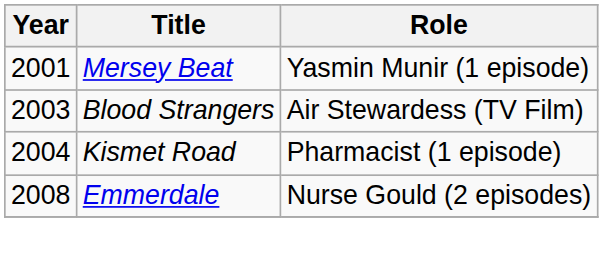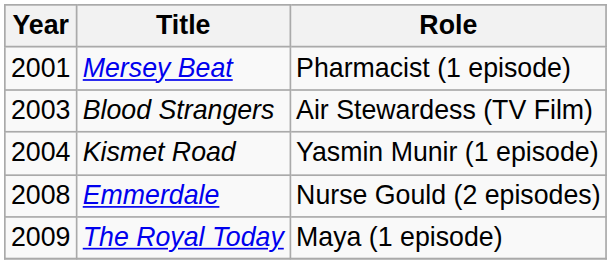(438, 68) Yasmin Munir (1 episode) -> (433, 68) Pharmacist (1 episode)
(424, 152) Pharmacist (1 episode) -> (447, 152) Yasmin Munir (1 episode)
+ row: (183, 237)
